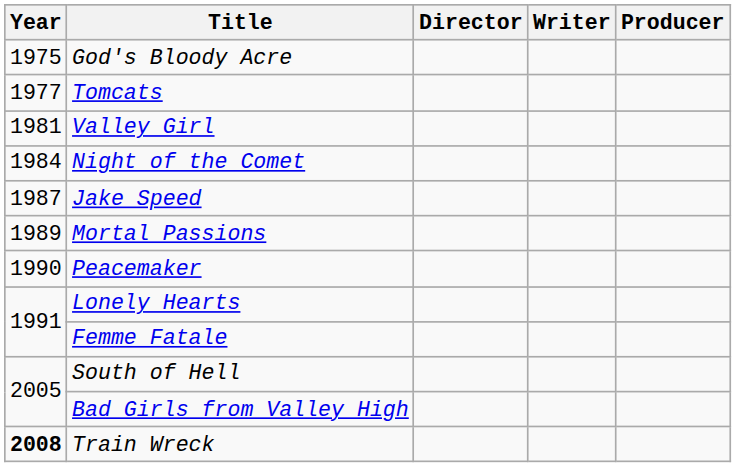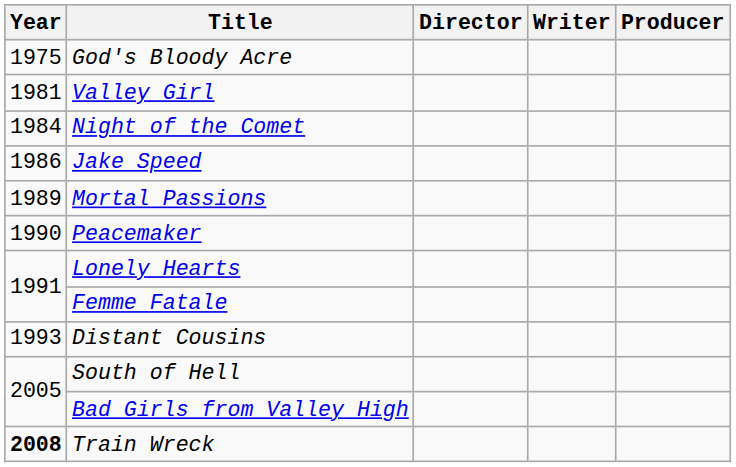- row: (117, 93)
(36, 198) 1987 -> (36, 163) 1986
+ row: (169, 339)
